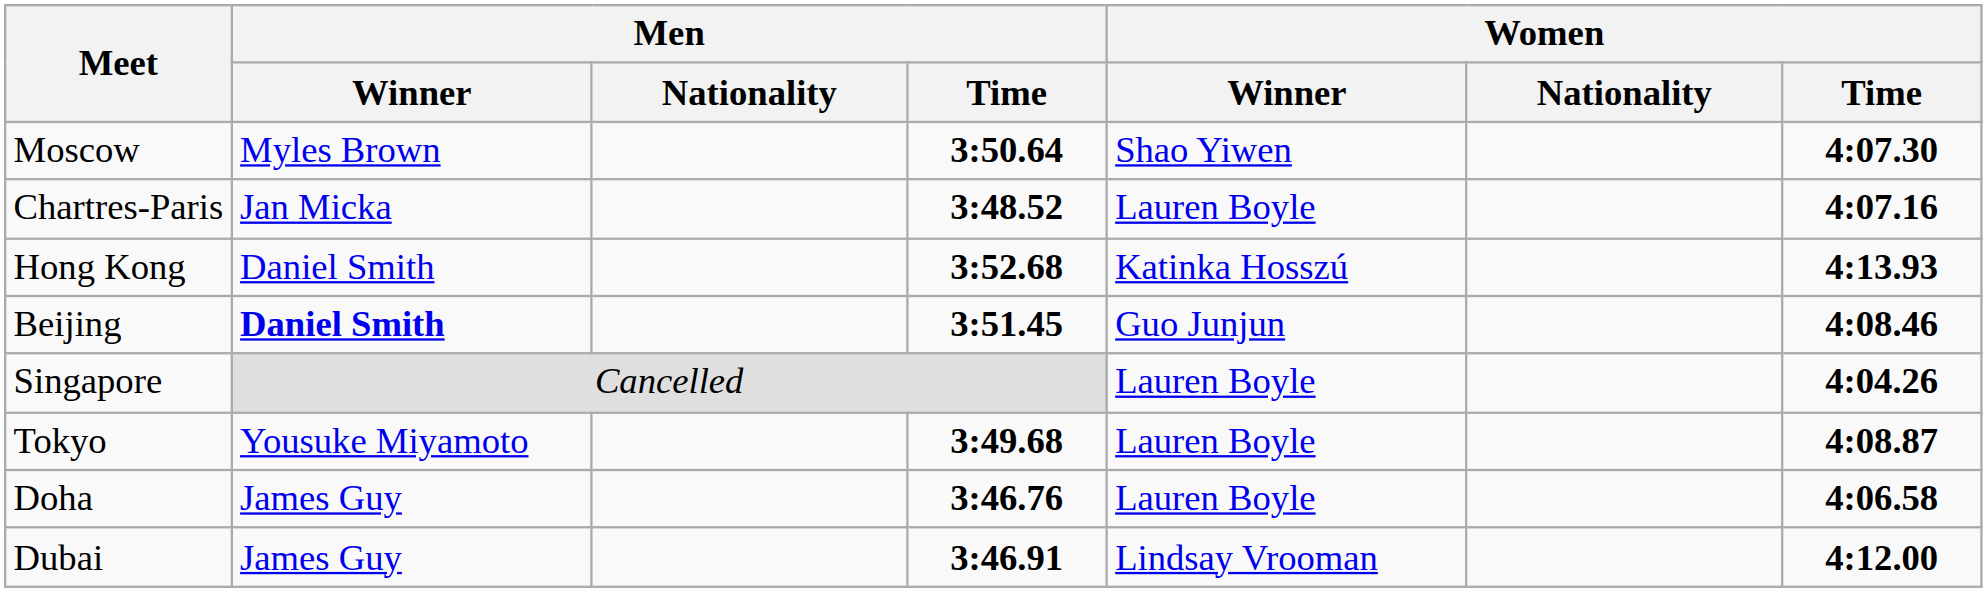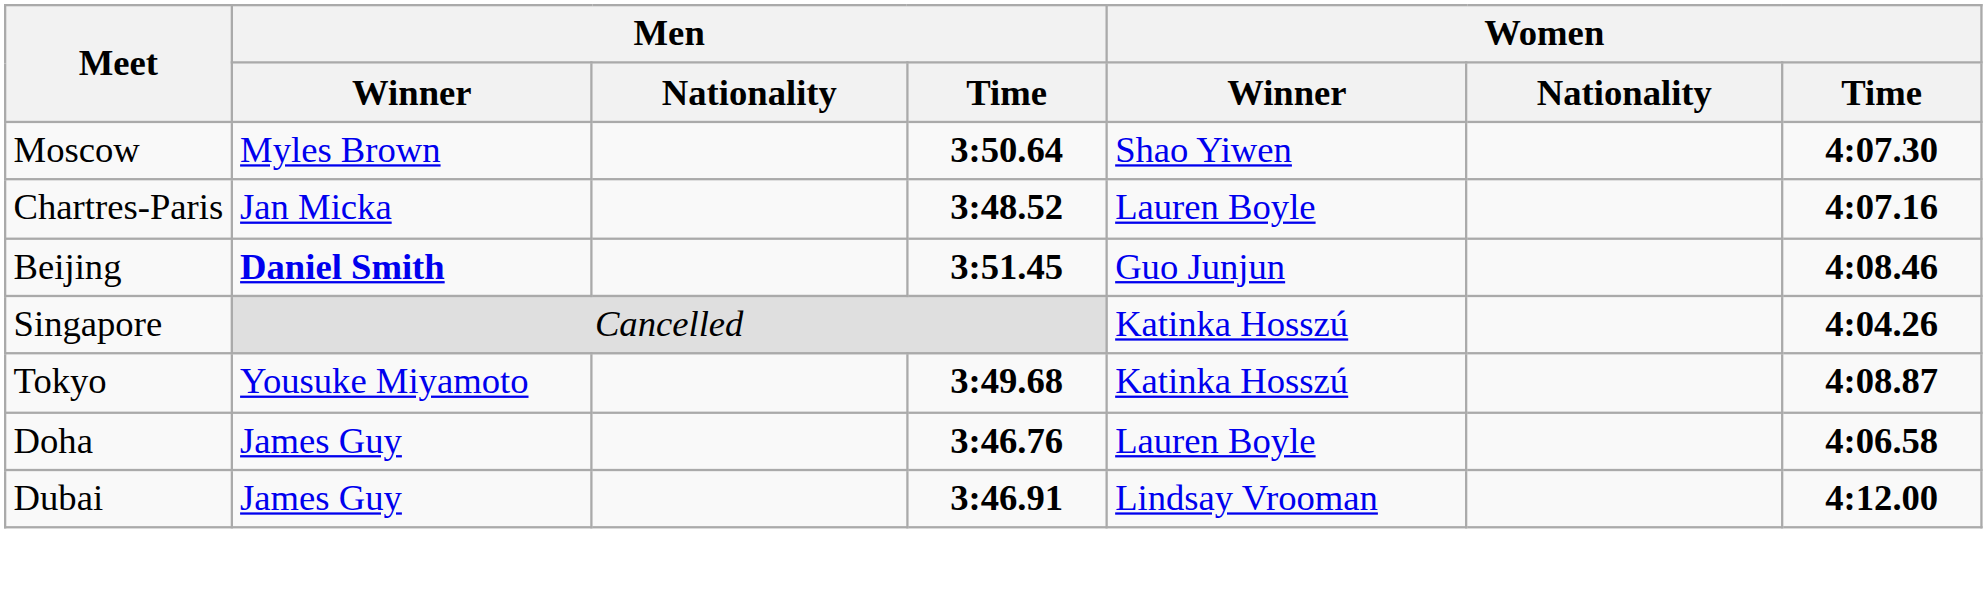- row: (100, 265)
(1215, 382) Lauren Boyle -> (1232, 324) Katinka Hosszú
(1215, 440) Lauren Boyle -> (1232, 382) Katinka Hosszú
